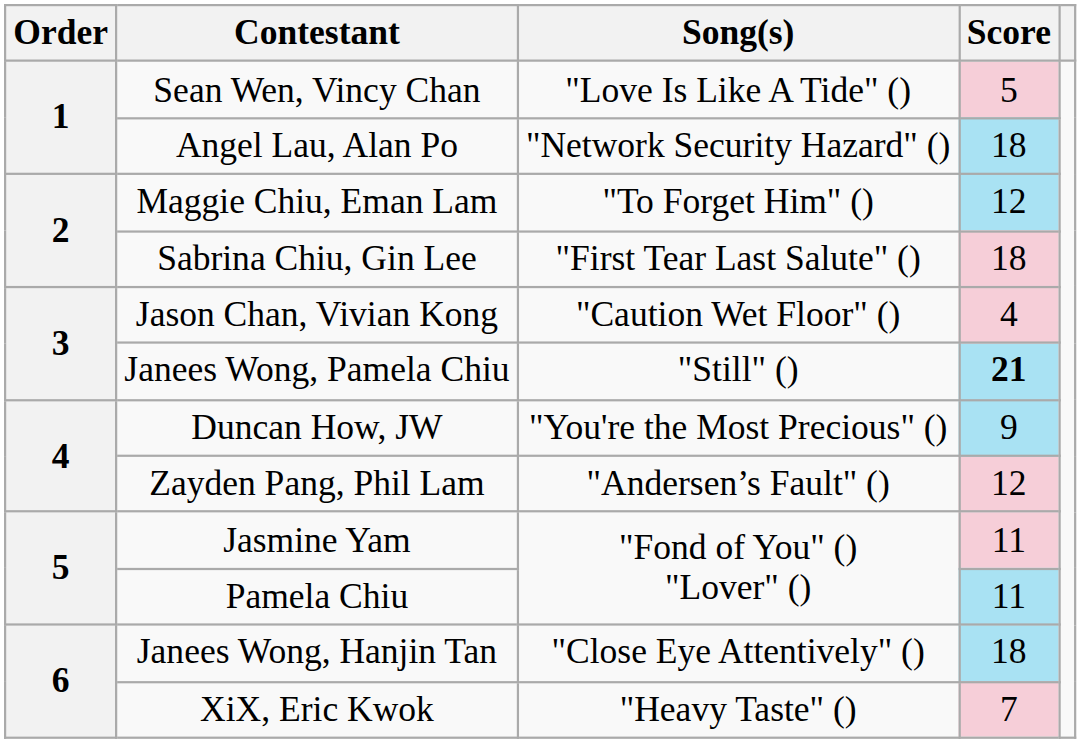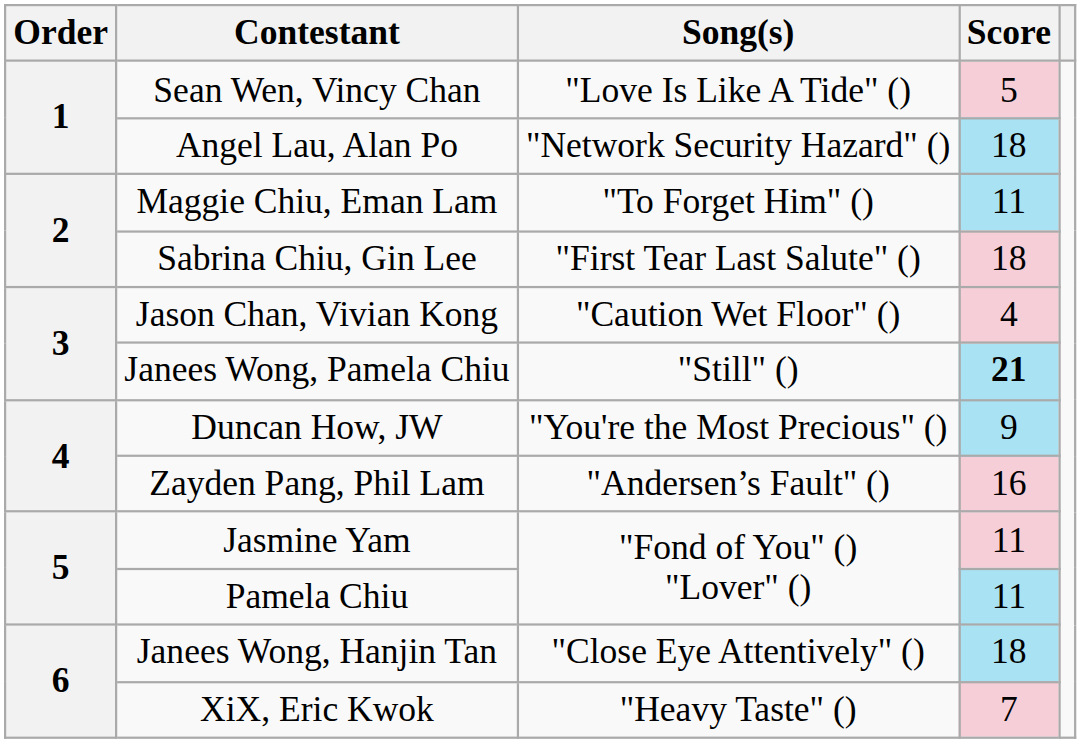(1009, 201) 12 -> (1009, 201) 11
(1009, 483) 12 -> (1009, 483) 16
